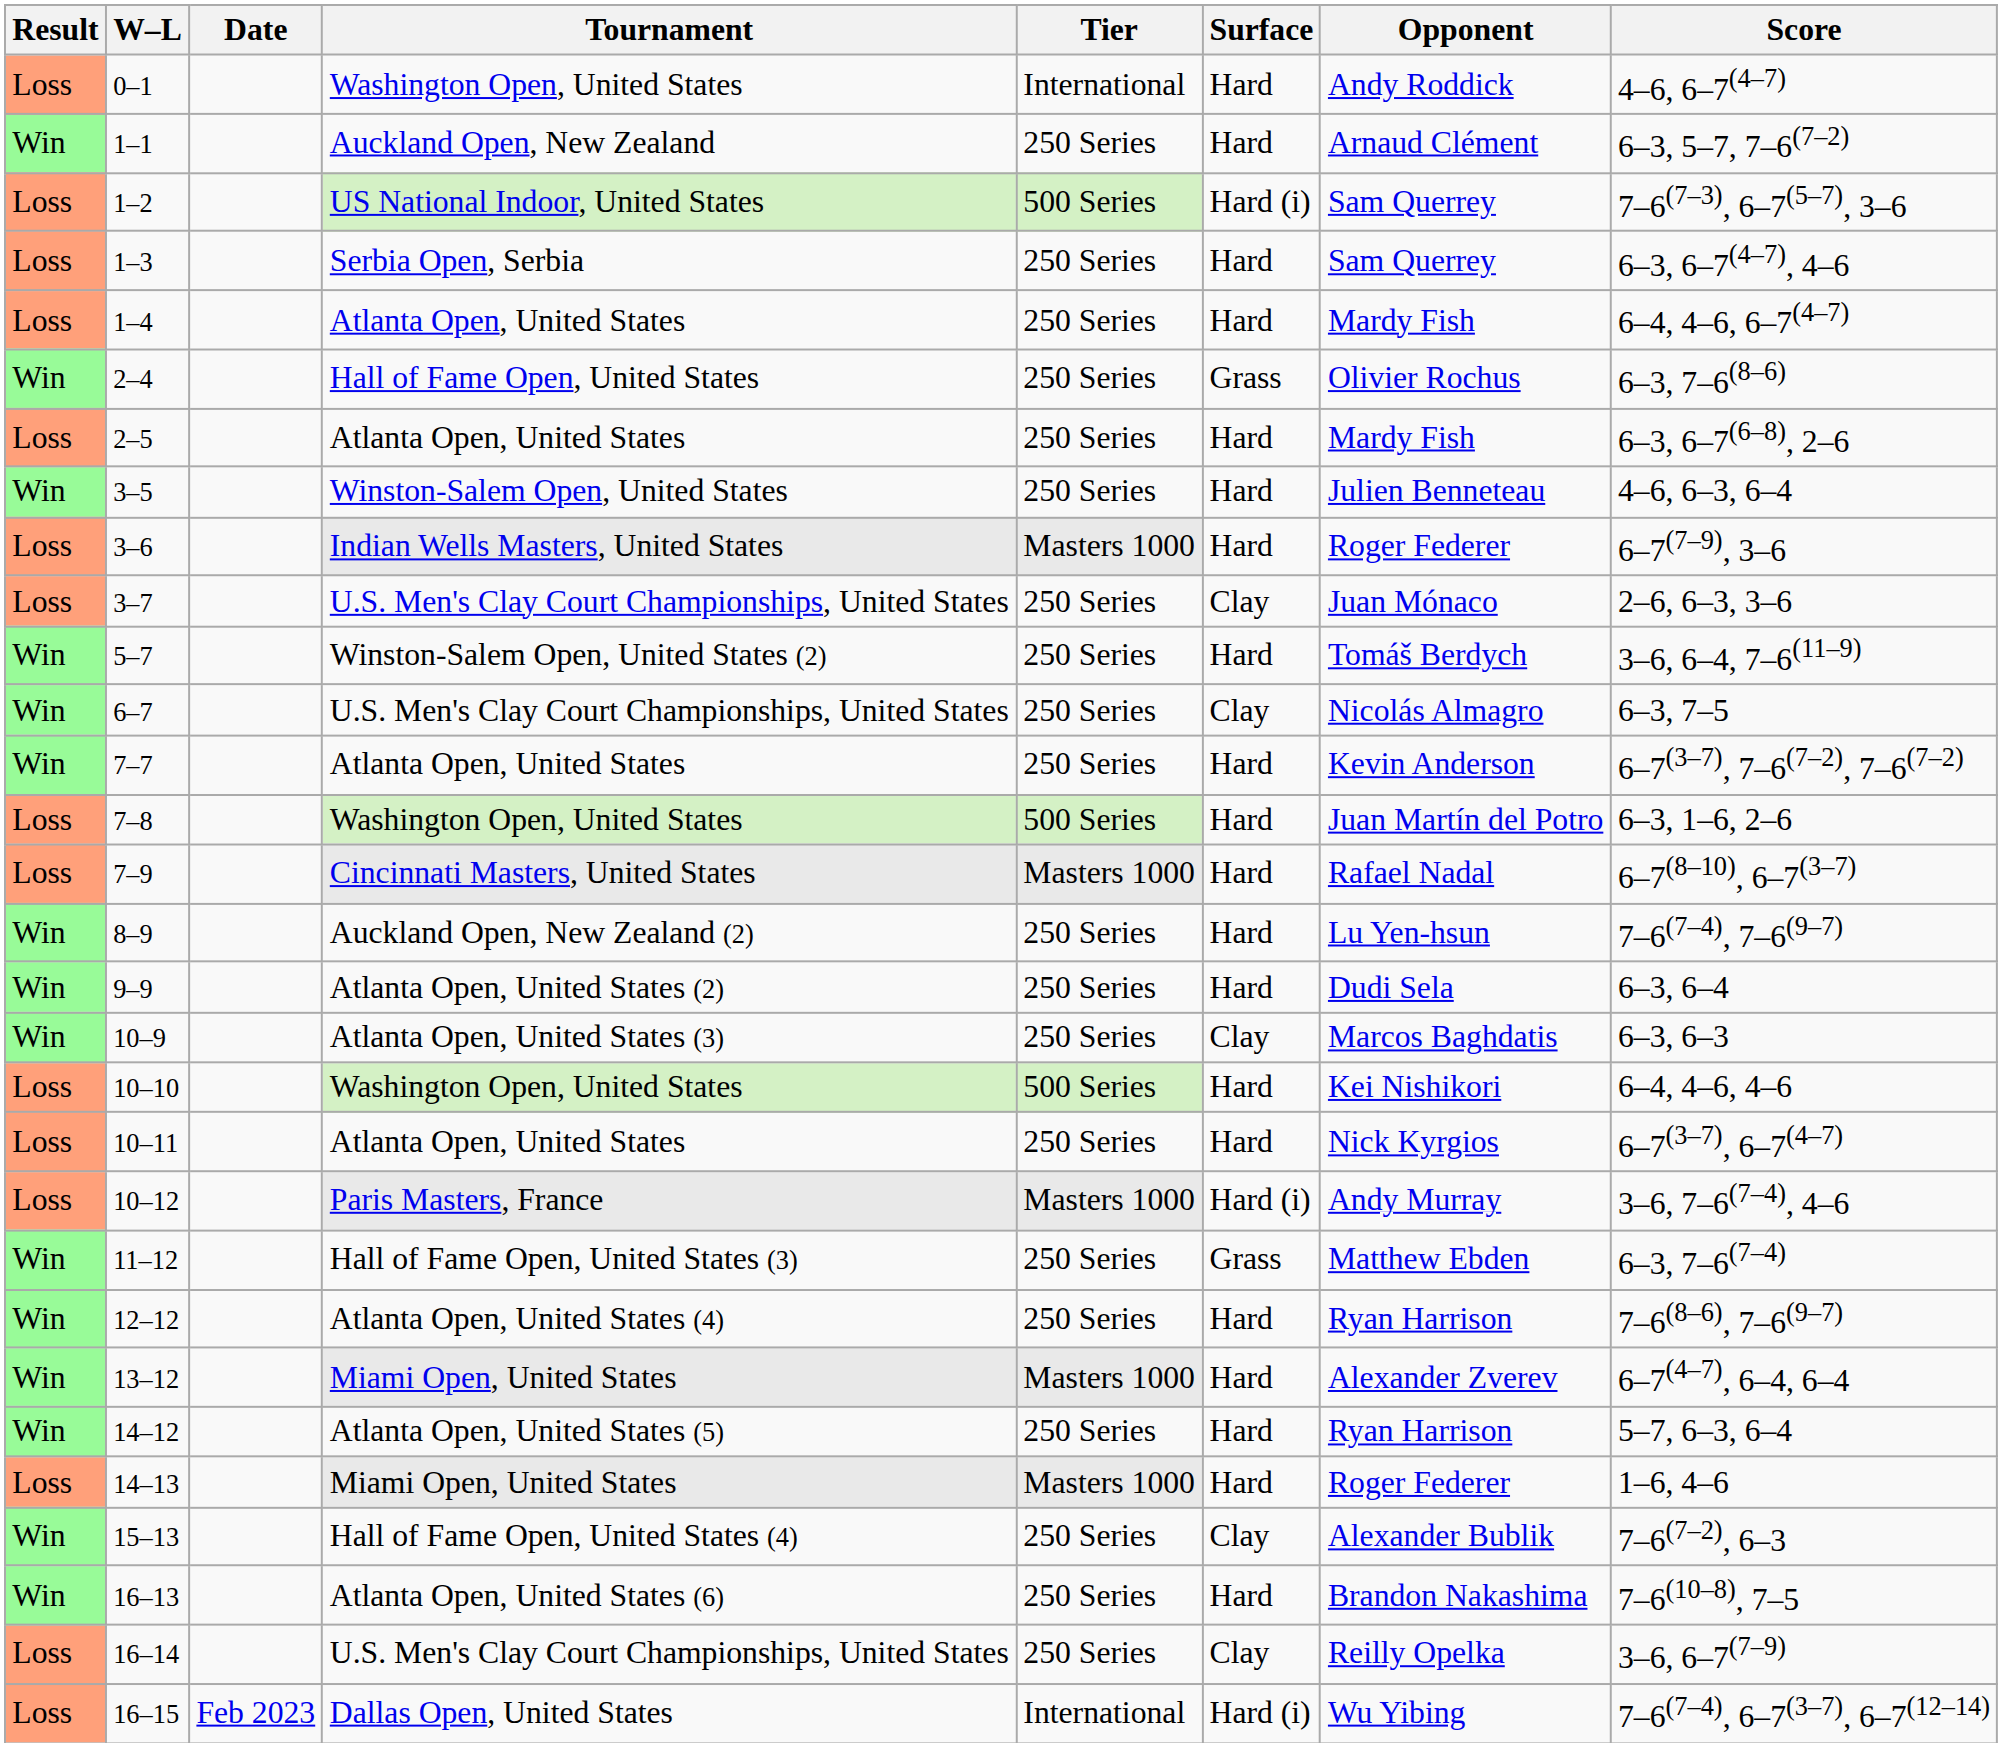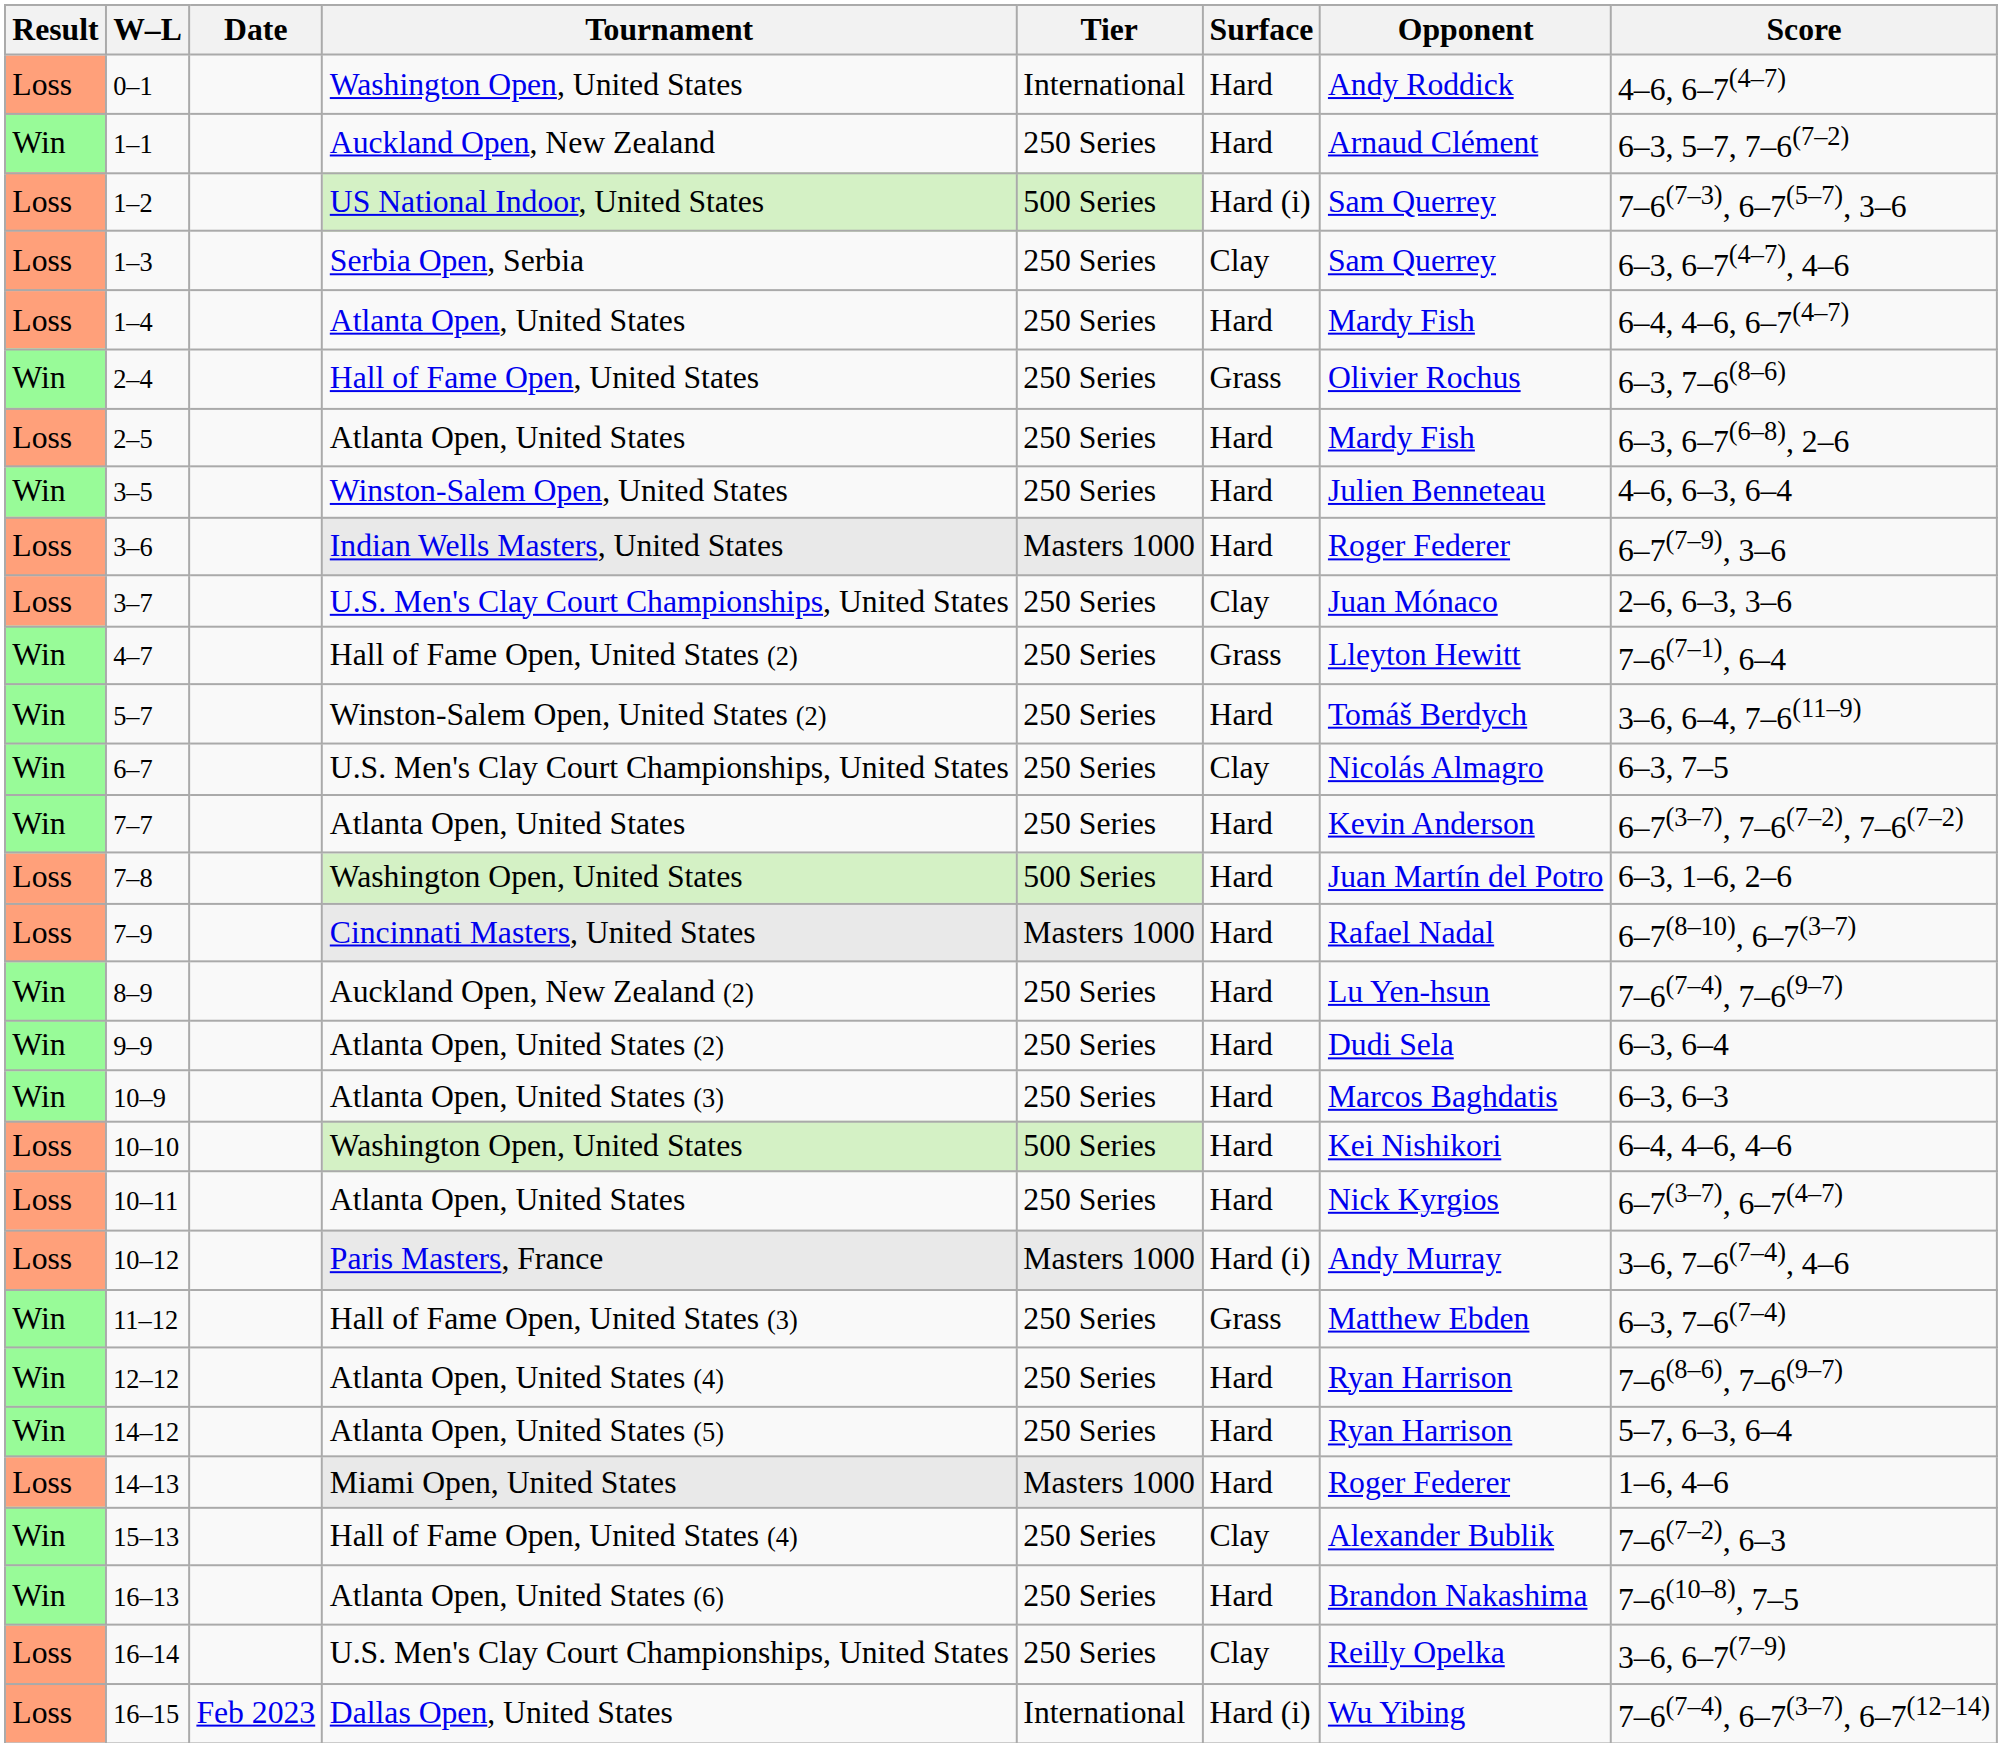(1241, 260) Hard -> (1239, 260) Clay
+ row: (133, 657)
(1239, 1036) Clay -> (1241, 1095) Hard
- row: (146, 1378)
